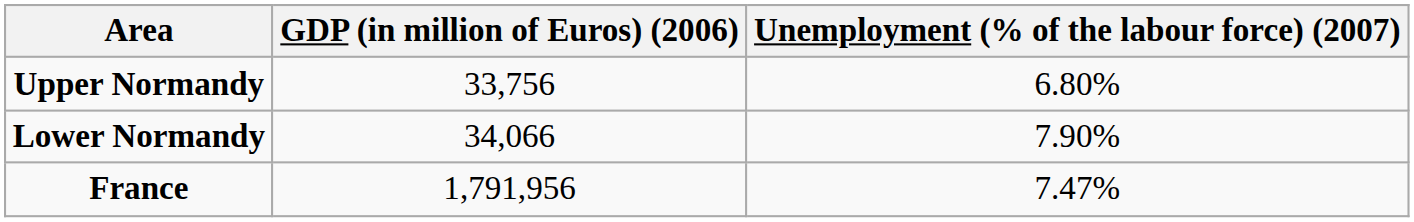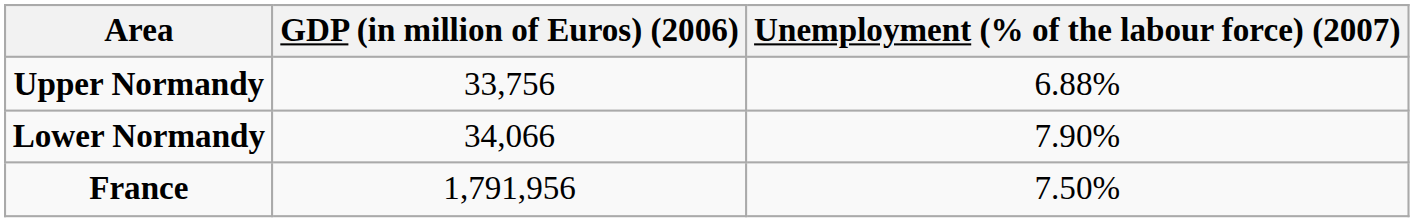(1077, 83) 6.80% -> (1077, 83) 6.88%
(1077, 188) 7.47% -> (1077, 188) 7.50%
